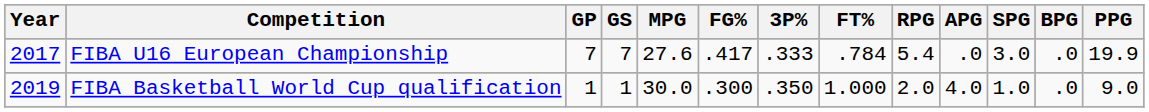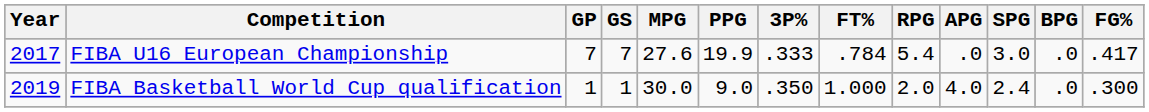columns swapped: (728, 22) <-> (1114, 22)
(1011, 90) 1.0 -> (1011, 90) 2.4
